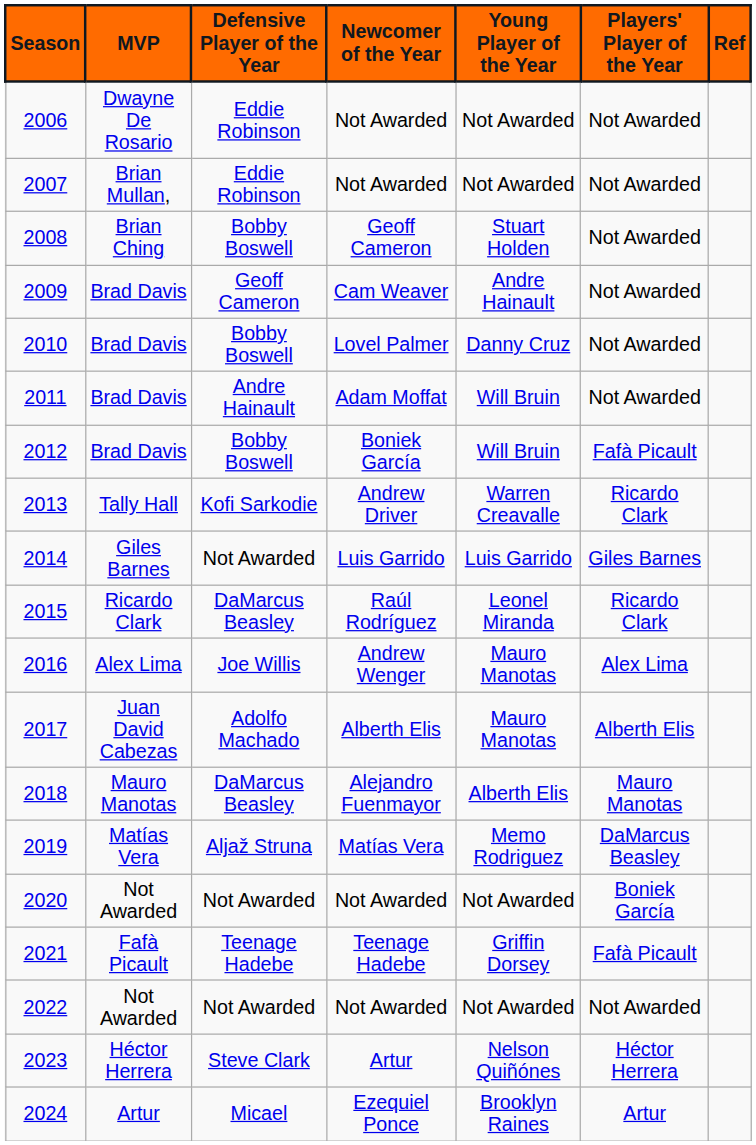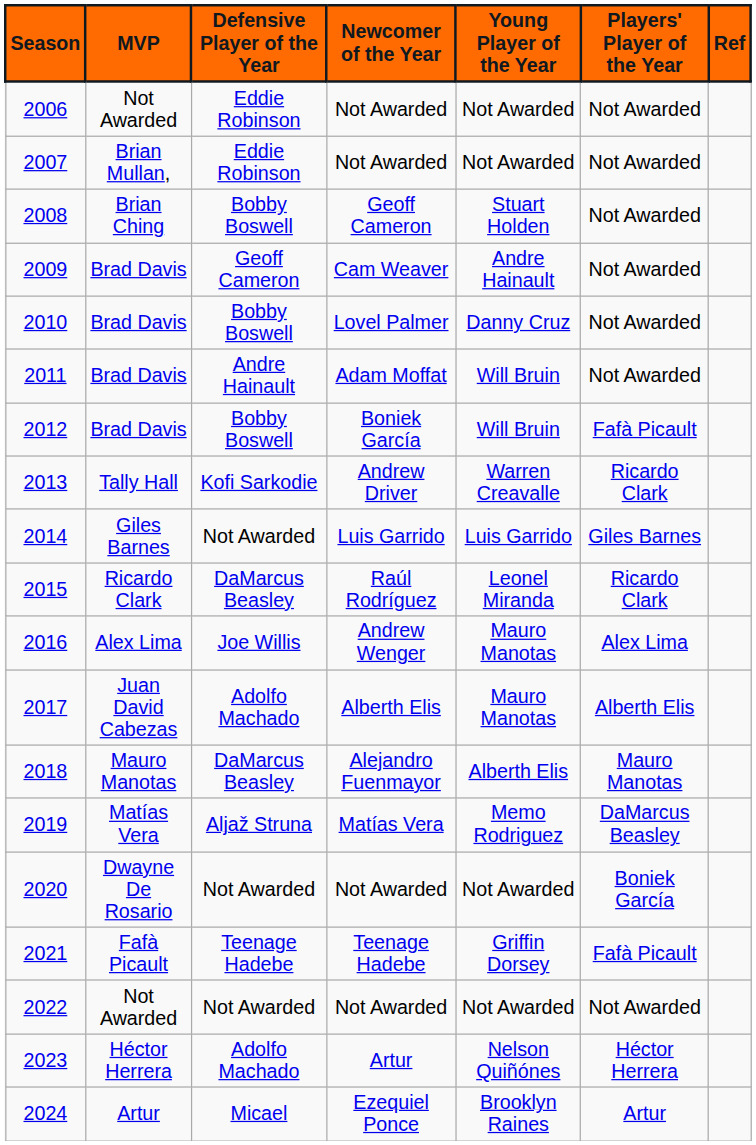(139, 120) Dwayne De Rosario -> (139, 109) Not Awarded
(139, 900) Not Awarded -> (139, 889) Dwayne De Rosario
(259, 1060) Steve Clark -> (259, 1060) Adolfo Machado
